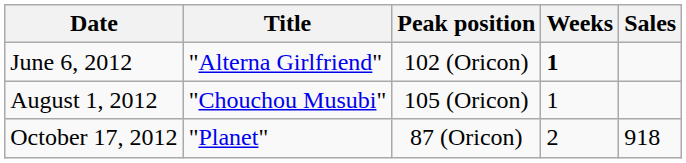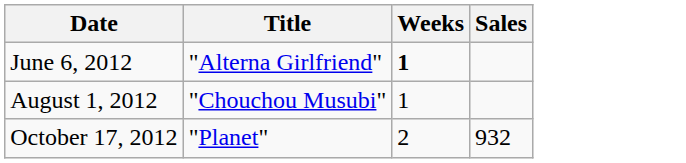- column: (466, 23)
(642, 137) 918 -> (493, 137) 932
